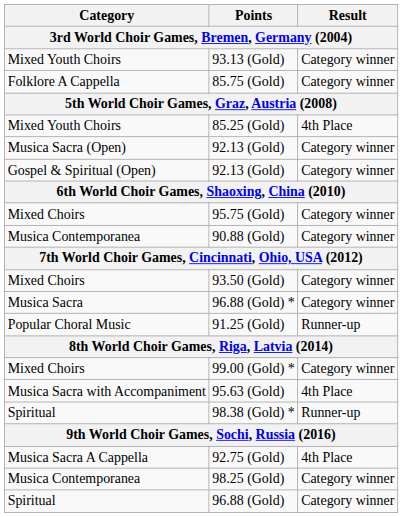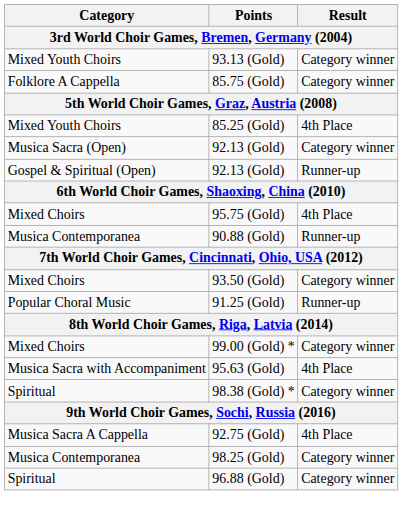(348, 170) Category winner -> (331, 170) Runner-up
(348, 214) Category winner -> (327, 214) 4th Place
(348, 236) Category winner -> (331, 236) Runner-up
- row: (45, 302)
(331, 412) Runner-up -> (348, 390) Category winner
